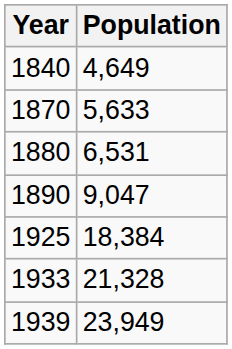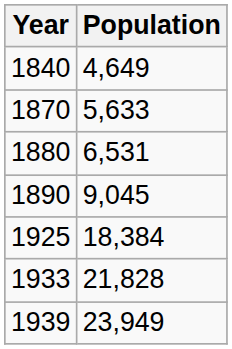(116, 195) 9,047 -> (116, 195) 9,045
(124, 279) 21,328 -> (124, 279) 21,828
